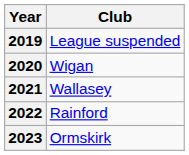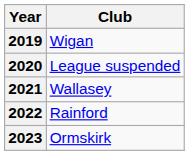(115, 40) League suspended -> (71, 40) Wigan
(71, 65) Wigan -> (115, 65) League suspended
